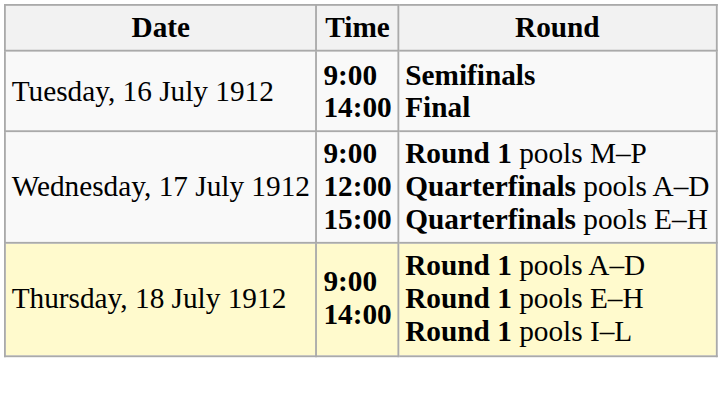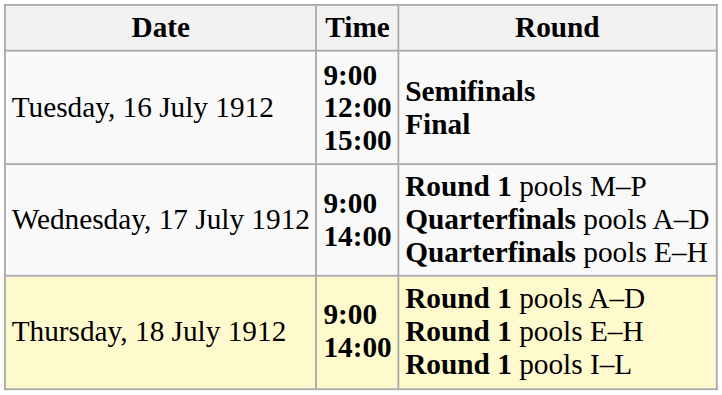(358, 90) 9:00 14:00 -> (358, 107) 9:00 12:00 15:00
(358, 186) 9:00 12:00 15:00 -> (358, 219) 9:00 14:00
